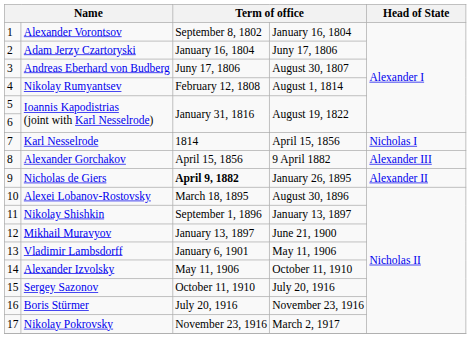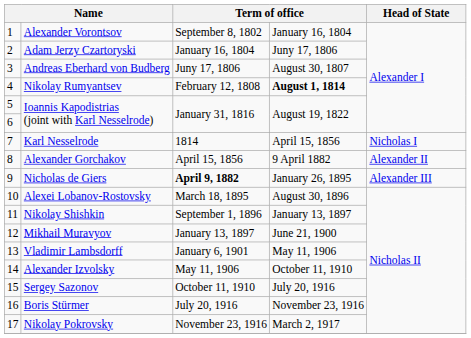(308, 86) normal -> (309, 86) bold
(401, 159) Alexander III -> (399, 159) Alexander II
(399, 178) Alexander II -> (401, 178) Alexander III
